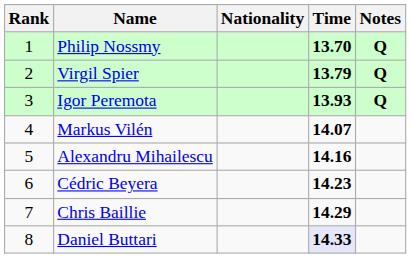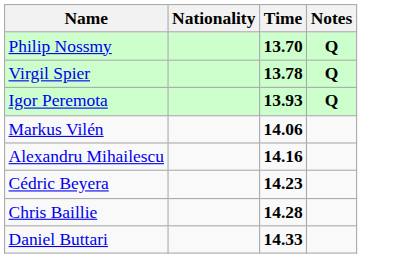- column: (29, 18)
(332, 73) 13.79 -> (283, 73) 13.78
(332, 128) 14.07 -> (283, 128) 14.06
(332, 211) 14.29 -> (283, 211) 14.28
(332, 239) lavender background -> (283, 239) no background
